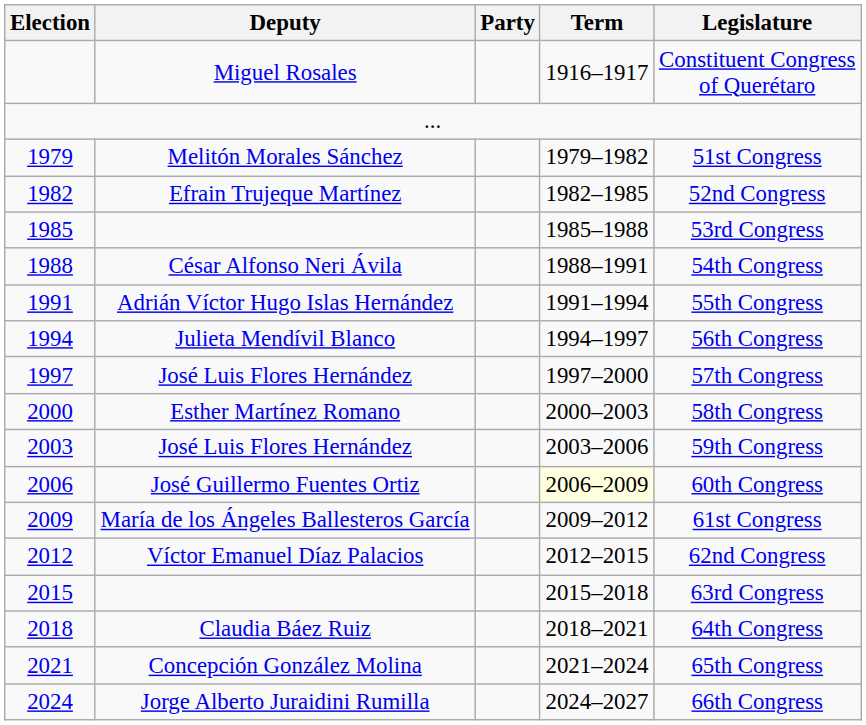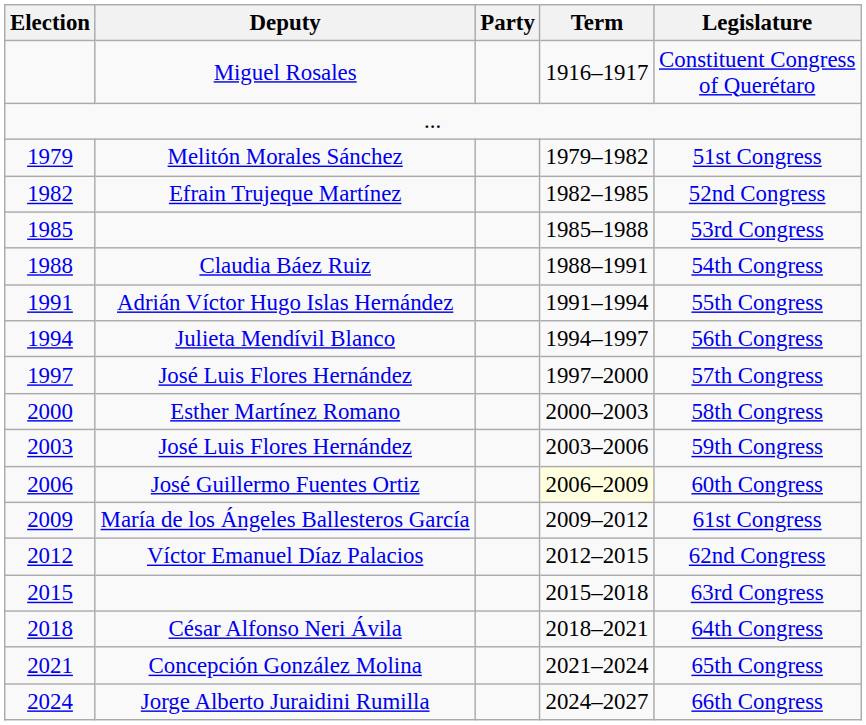(285, 266) César Alfonso Neri Ávila -> (285, 266) Claudia Báez Ruiz
(285, 628) Claudia Báez Ruiz -> (285, 628) César Alfonso Neri Ávila
